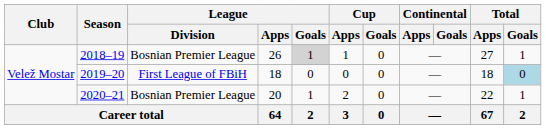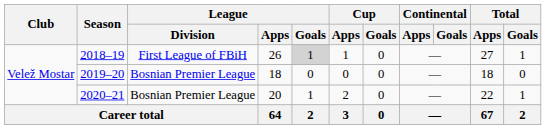(193, 54) Bosnian Premier League -> (193, 54) First League of FBiH
(193, 74) First League of FBiH -> (193, 74) Bosnian Premier League
(522, 74) lightblue background -> (522, 74) no background
